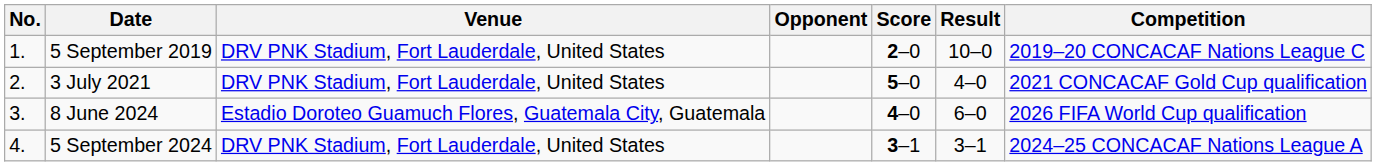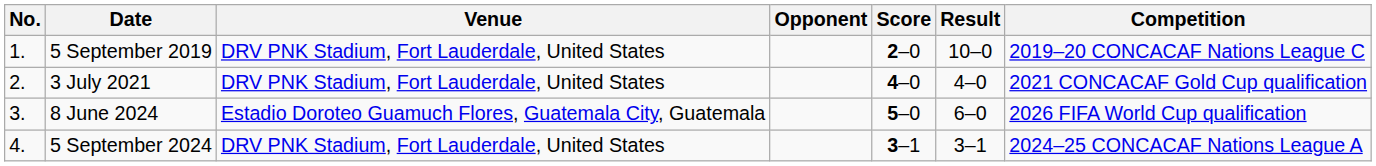(904, 82) 5–0 -> (904, 82) 4–0
(904, 113) 4–0 -> (904, 113) 5–0
